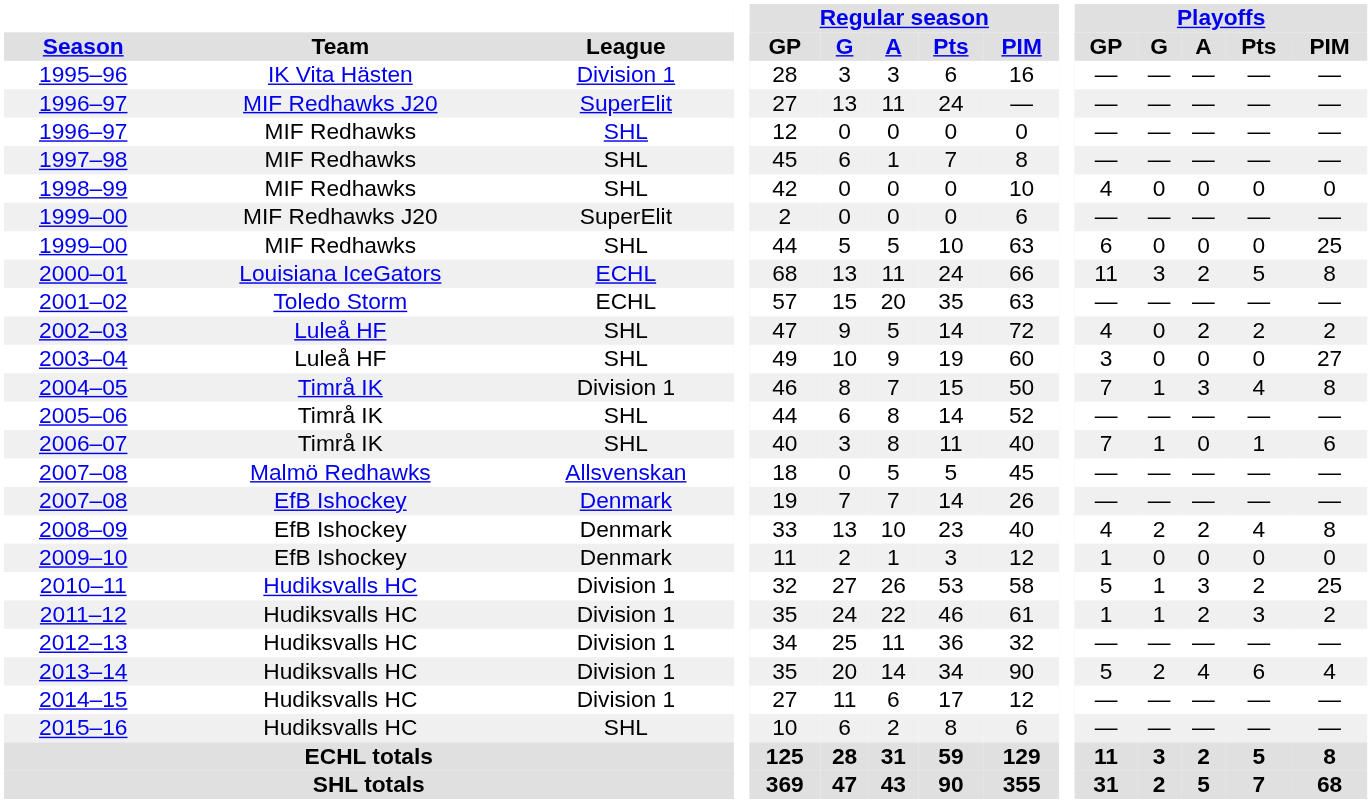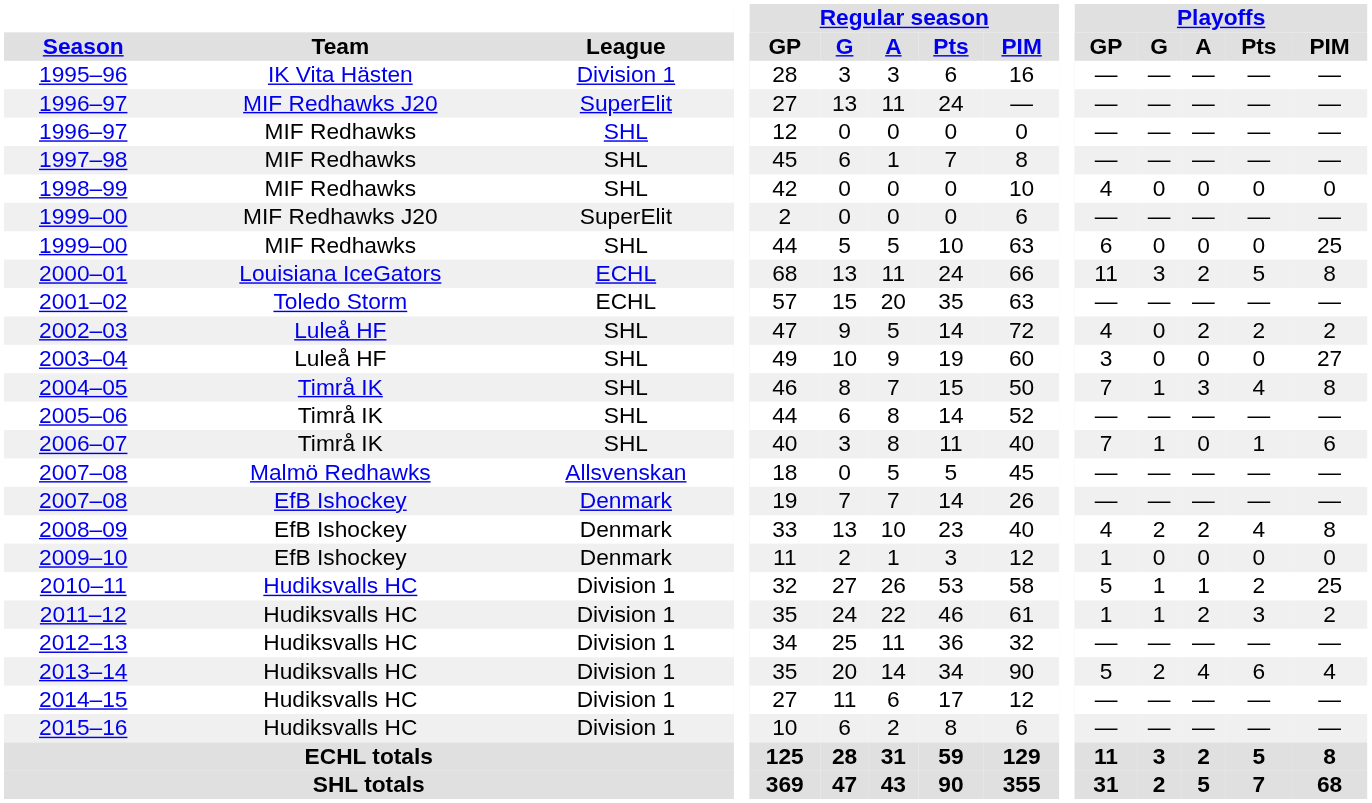(626, 387) Division 1 -> (626, 387) SHL
(1203, 585) 3 -> (1203, 585) 1
(626, 727) SHL -> (626, 727) Division 1
